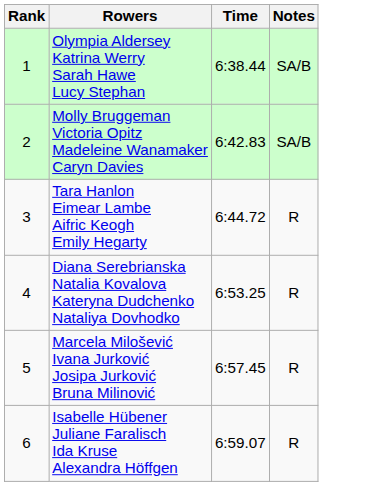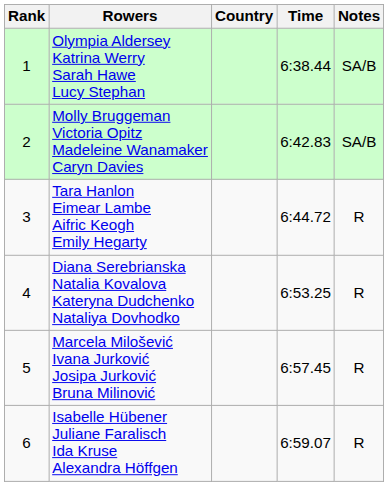+ column: (244, 16)
